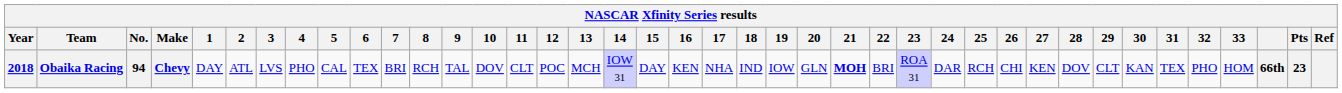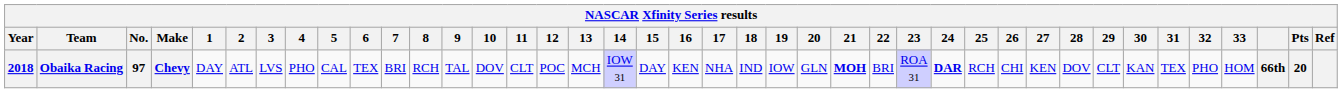(139, 68) 94 -> (139, 68) 97
(947, 68) normal -> (948, 68) bold
(1299, 68) 23 -> (1300, 68) 20
